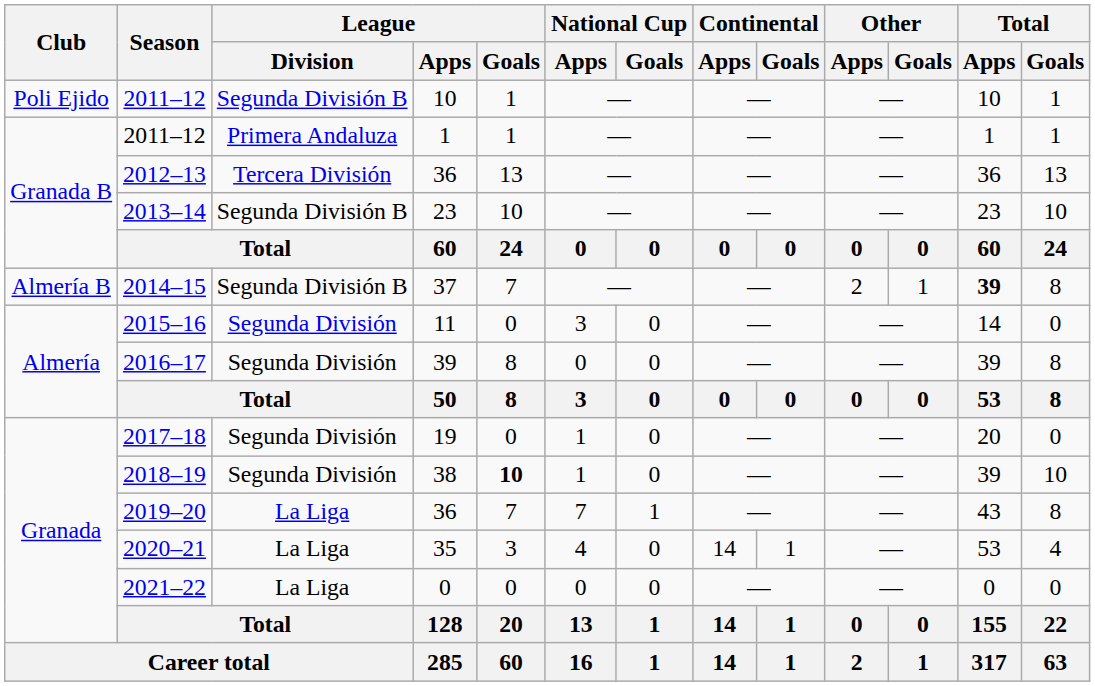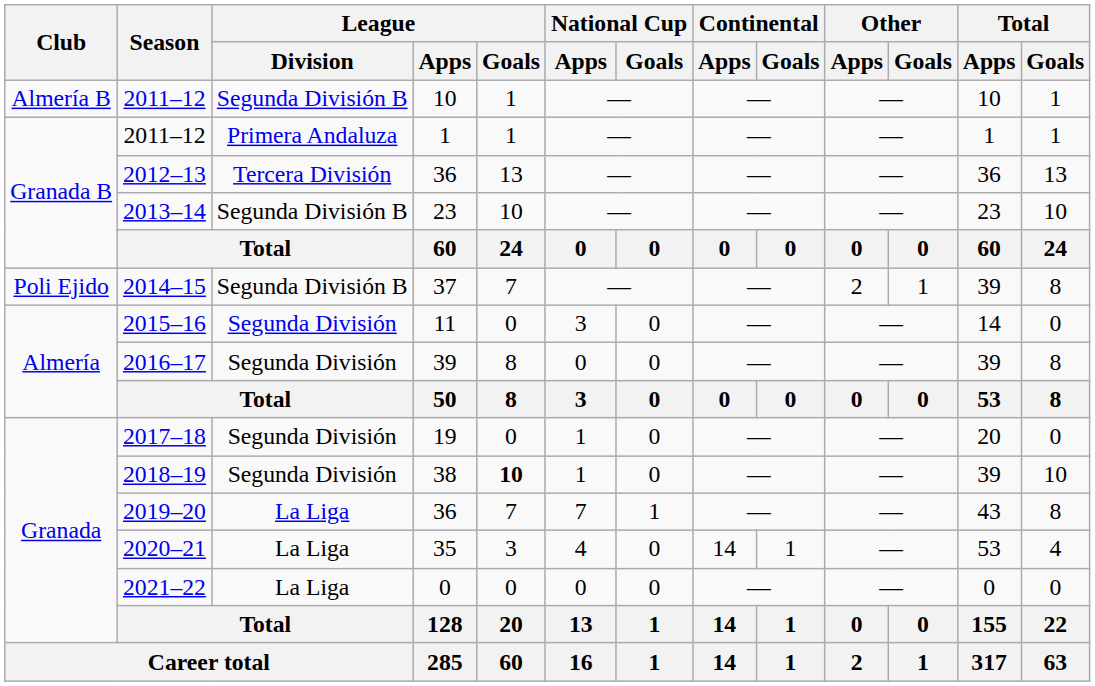(61, 98) Poli Ejido -> (61, 98) Almería B
(61, 286) Almería B -> (61, 286) Poli Ejido
(989, 286) bold -> (989, 286) normal
